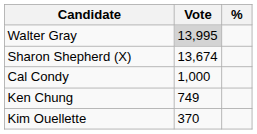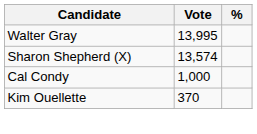(198, 35) lightgrey background -> (198, 35) no background
(198, 56) 13,674 -> (198, 56) 13,574
- row: (40, 98)
